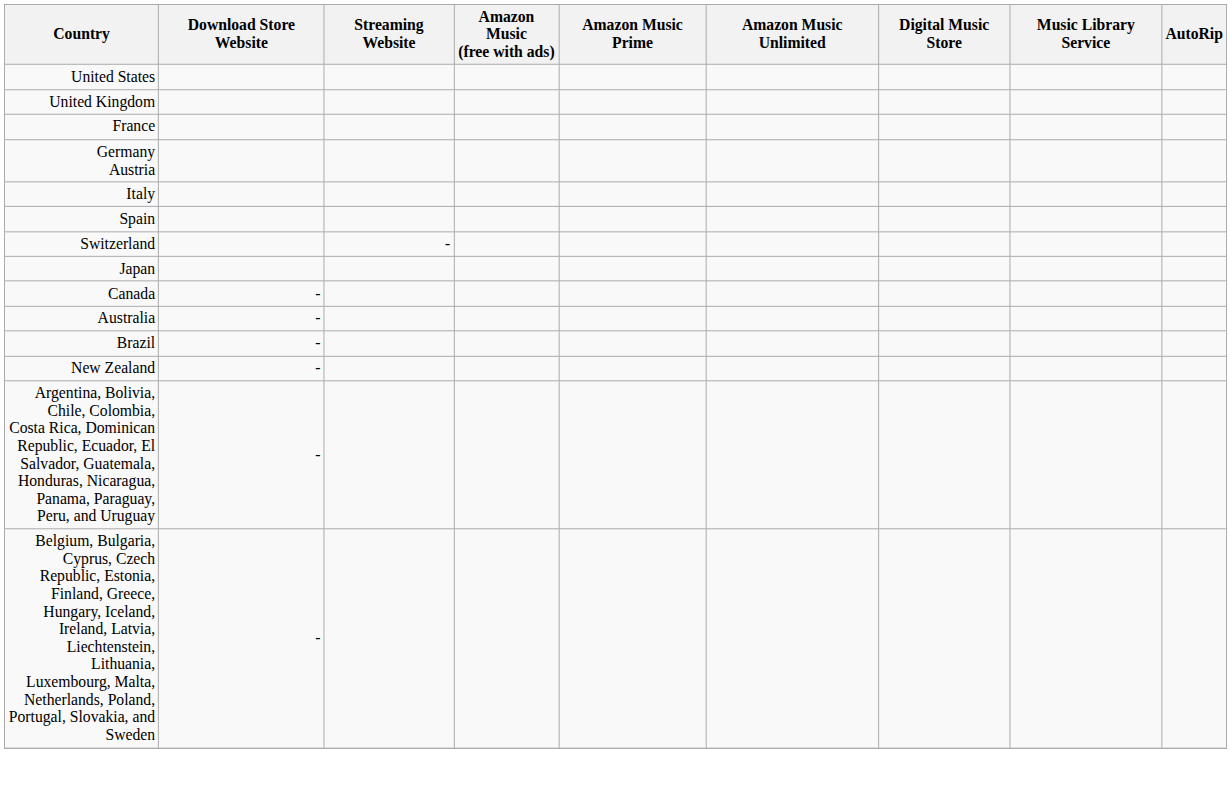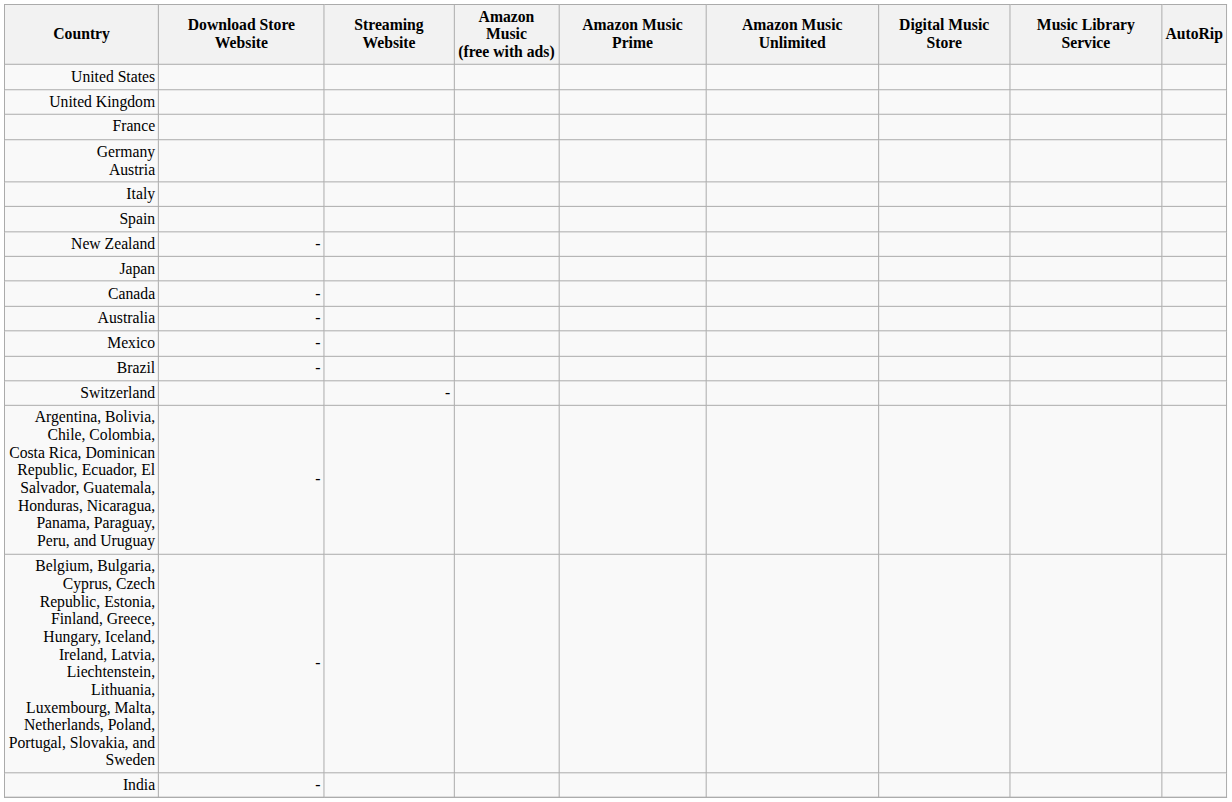rows swapped: (118, 243) <-> (113, 368)
+ row: (131, 343)
+ row: (139, 785)
